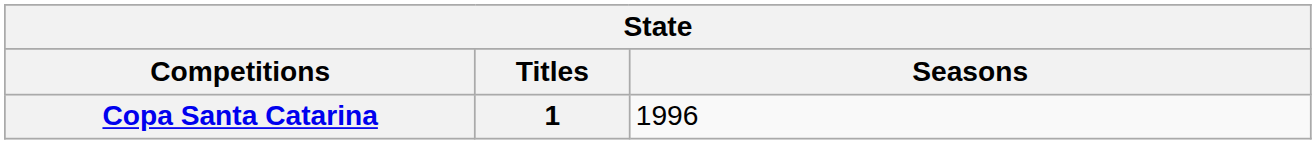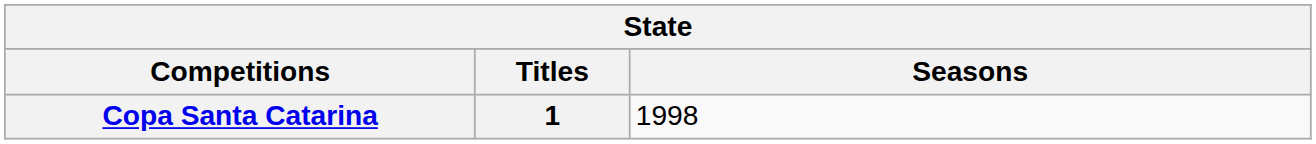(667, 116) 1996 -> (667, 116) 1998
